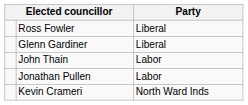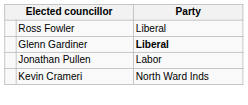(151, 44) normal -> (152, 44) bold
- row: (43, 60)
